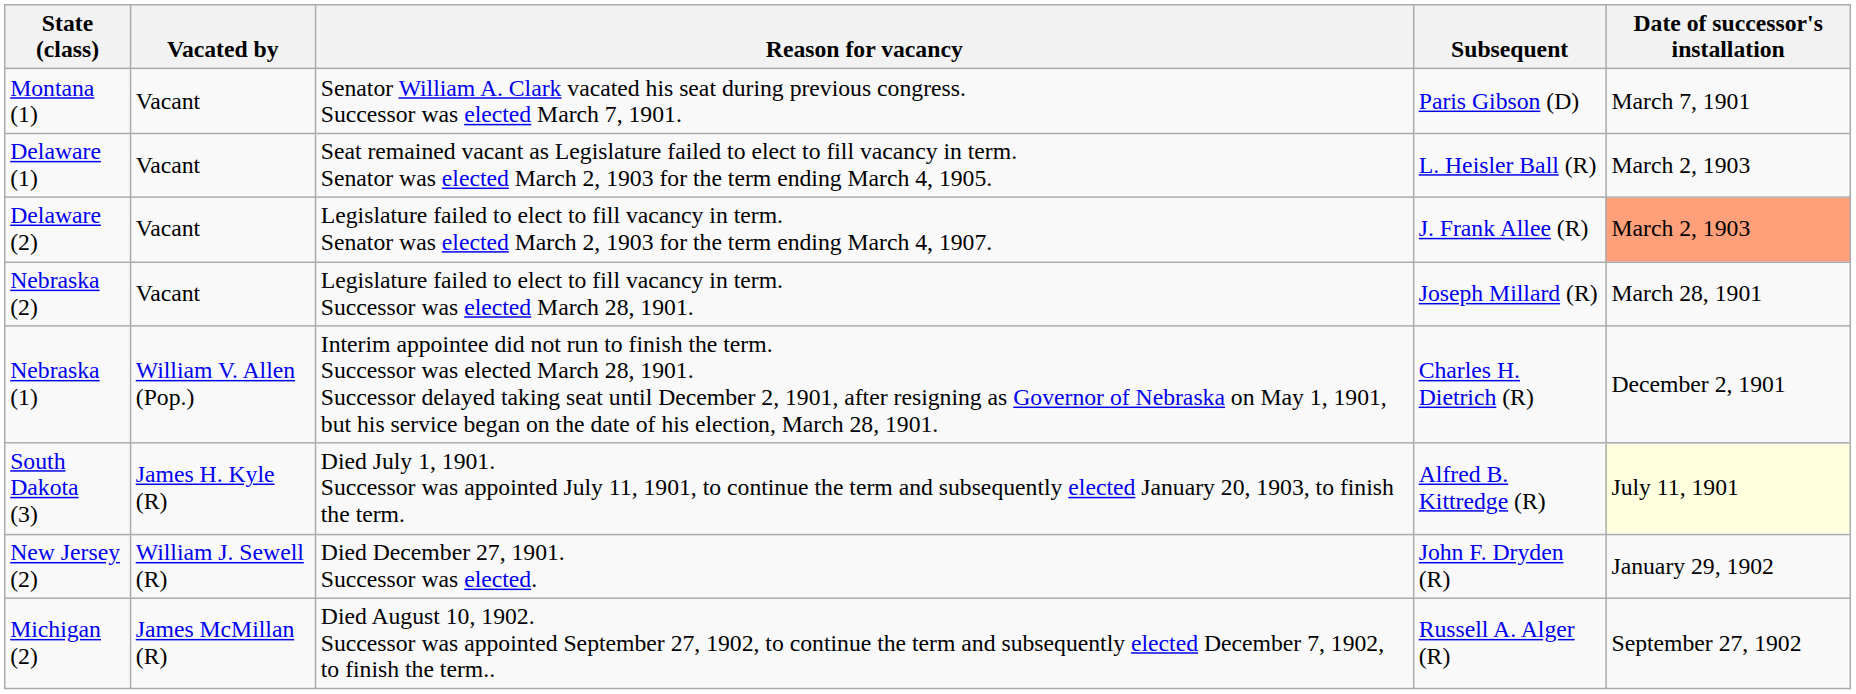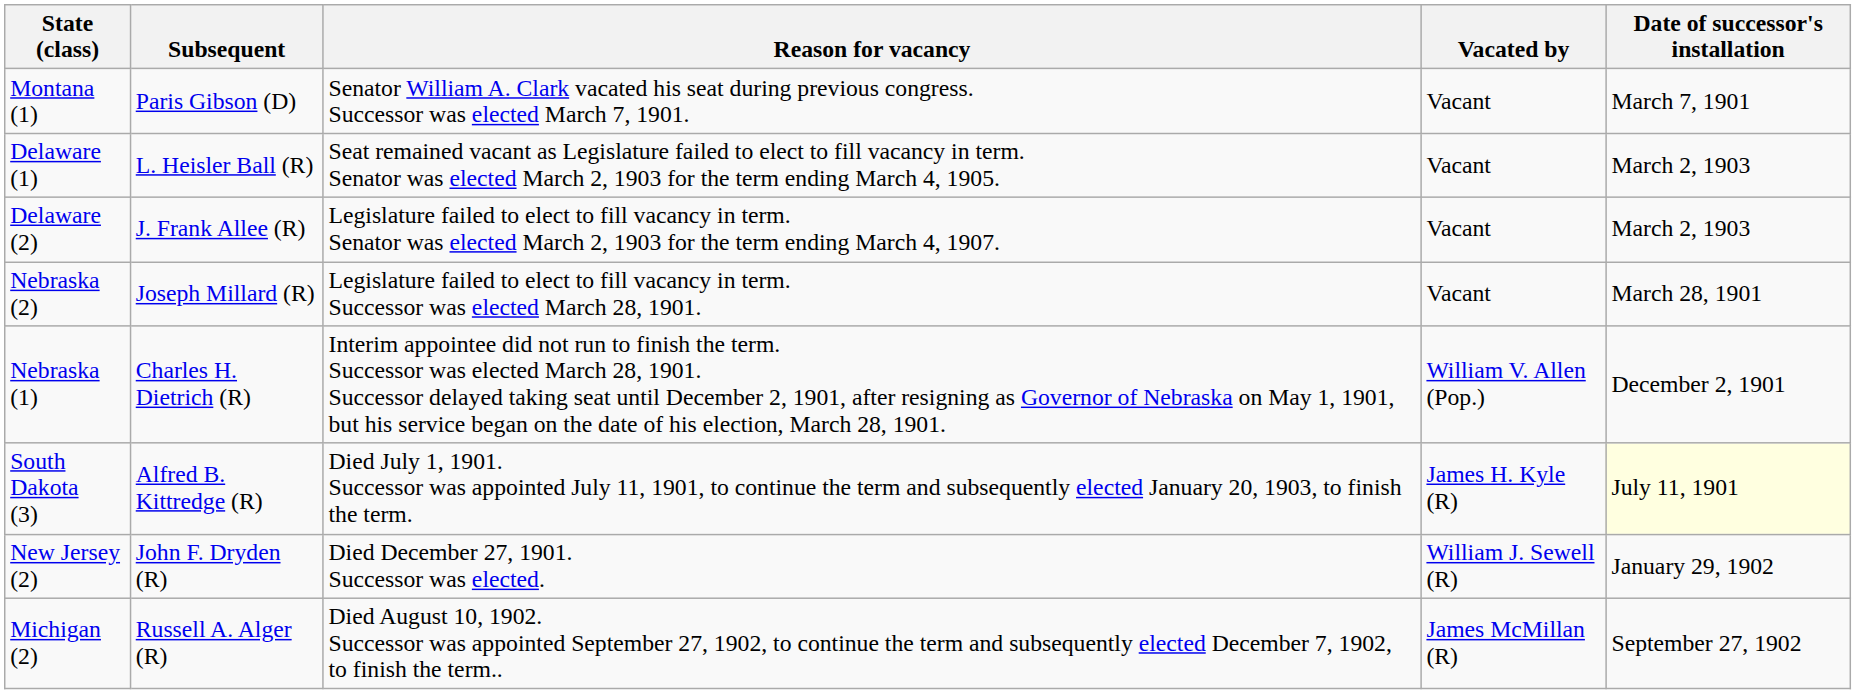columns swapped: (223, 49) <-> (1510, 49)
(1681, 229) lightsalmon background -> (1681, 229) no background
